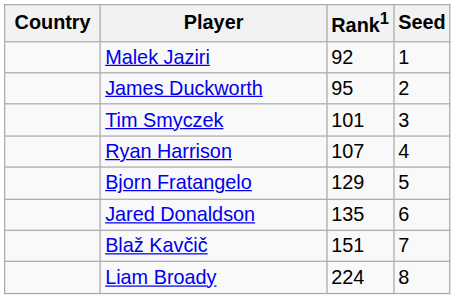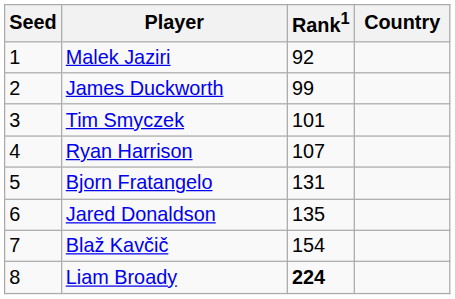columns swapped: (53, 22) <-> (422, 22)
(342, 88) 95 -> (303, 88) 99
(348, 182) 129 -> (308, 182) 131
(348, 245) 151 -> (308, 245) 154
(348, 277) normal -> (308, 277) bold
